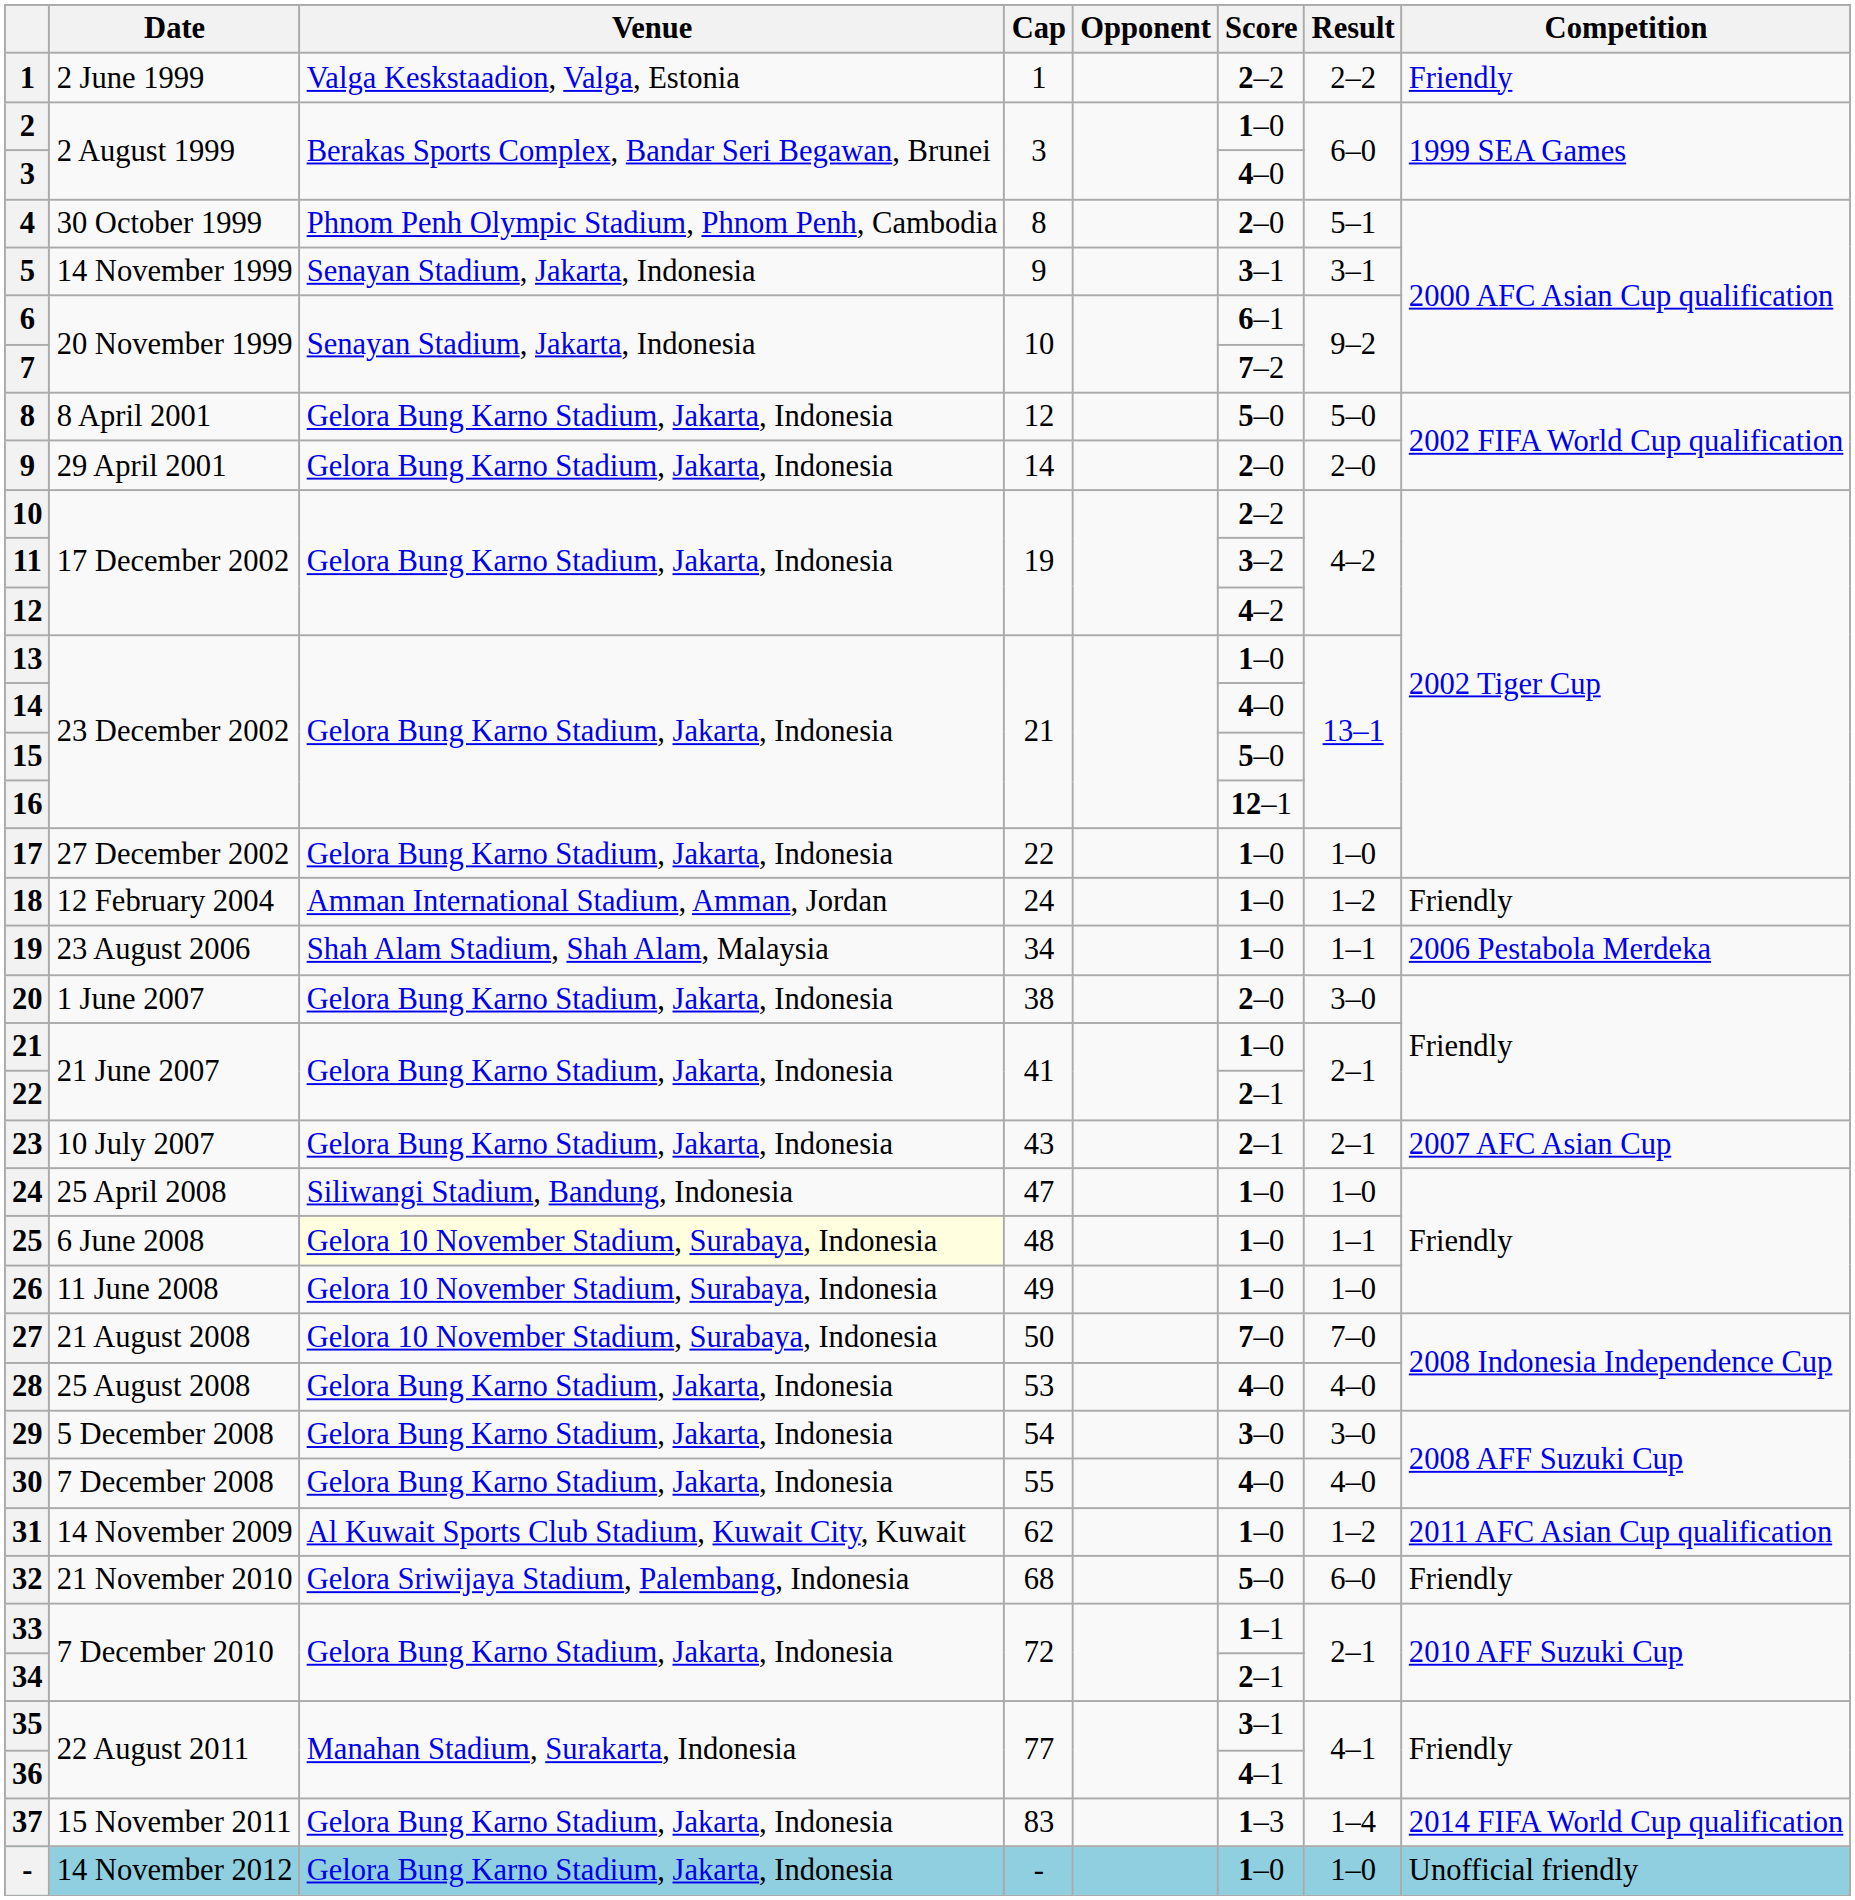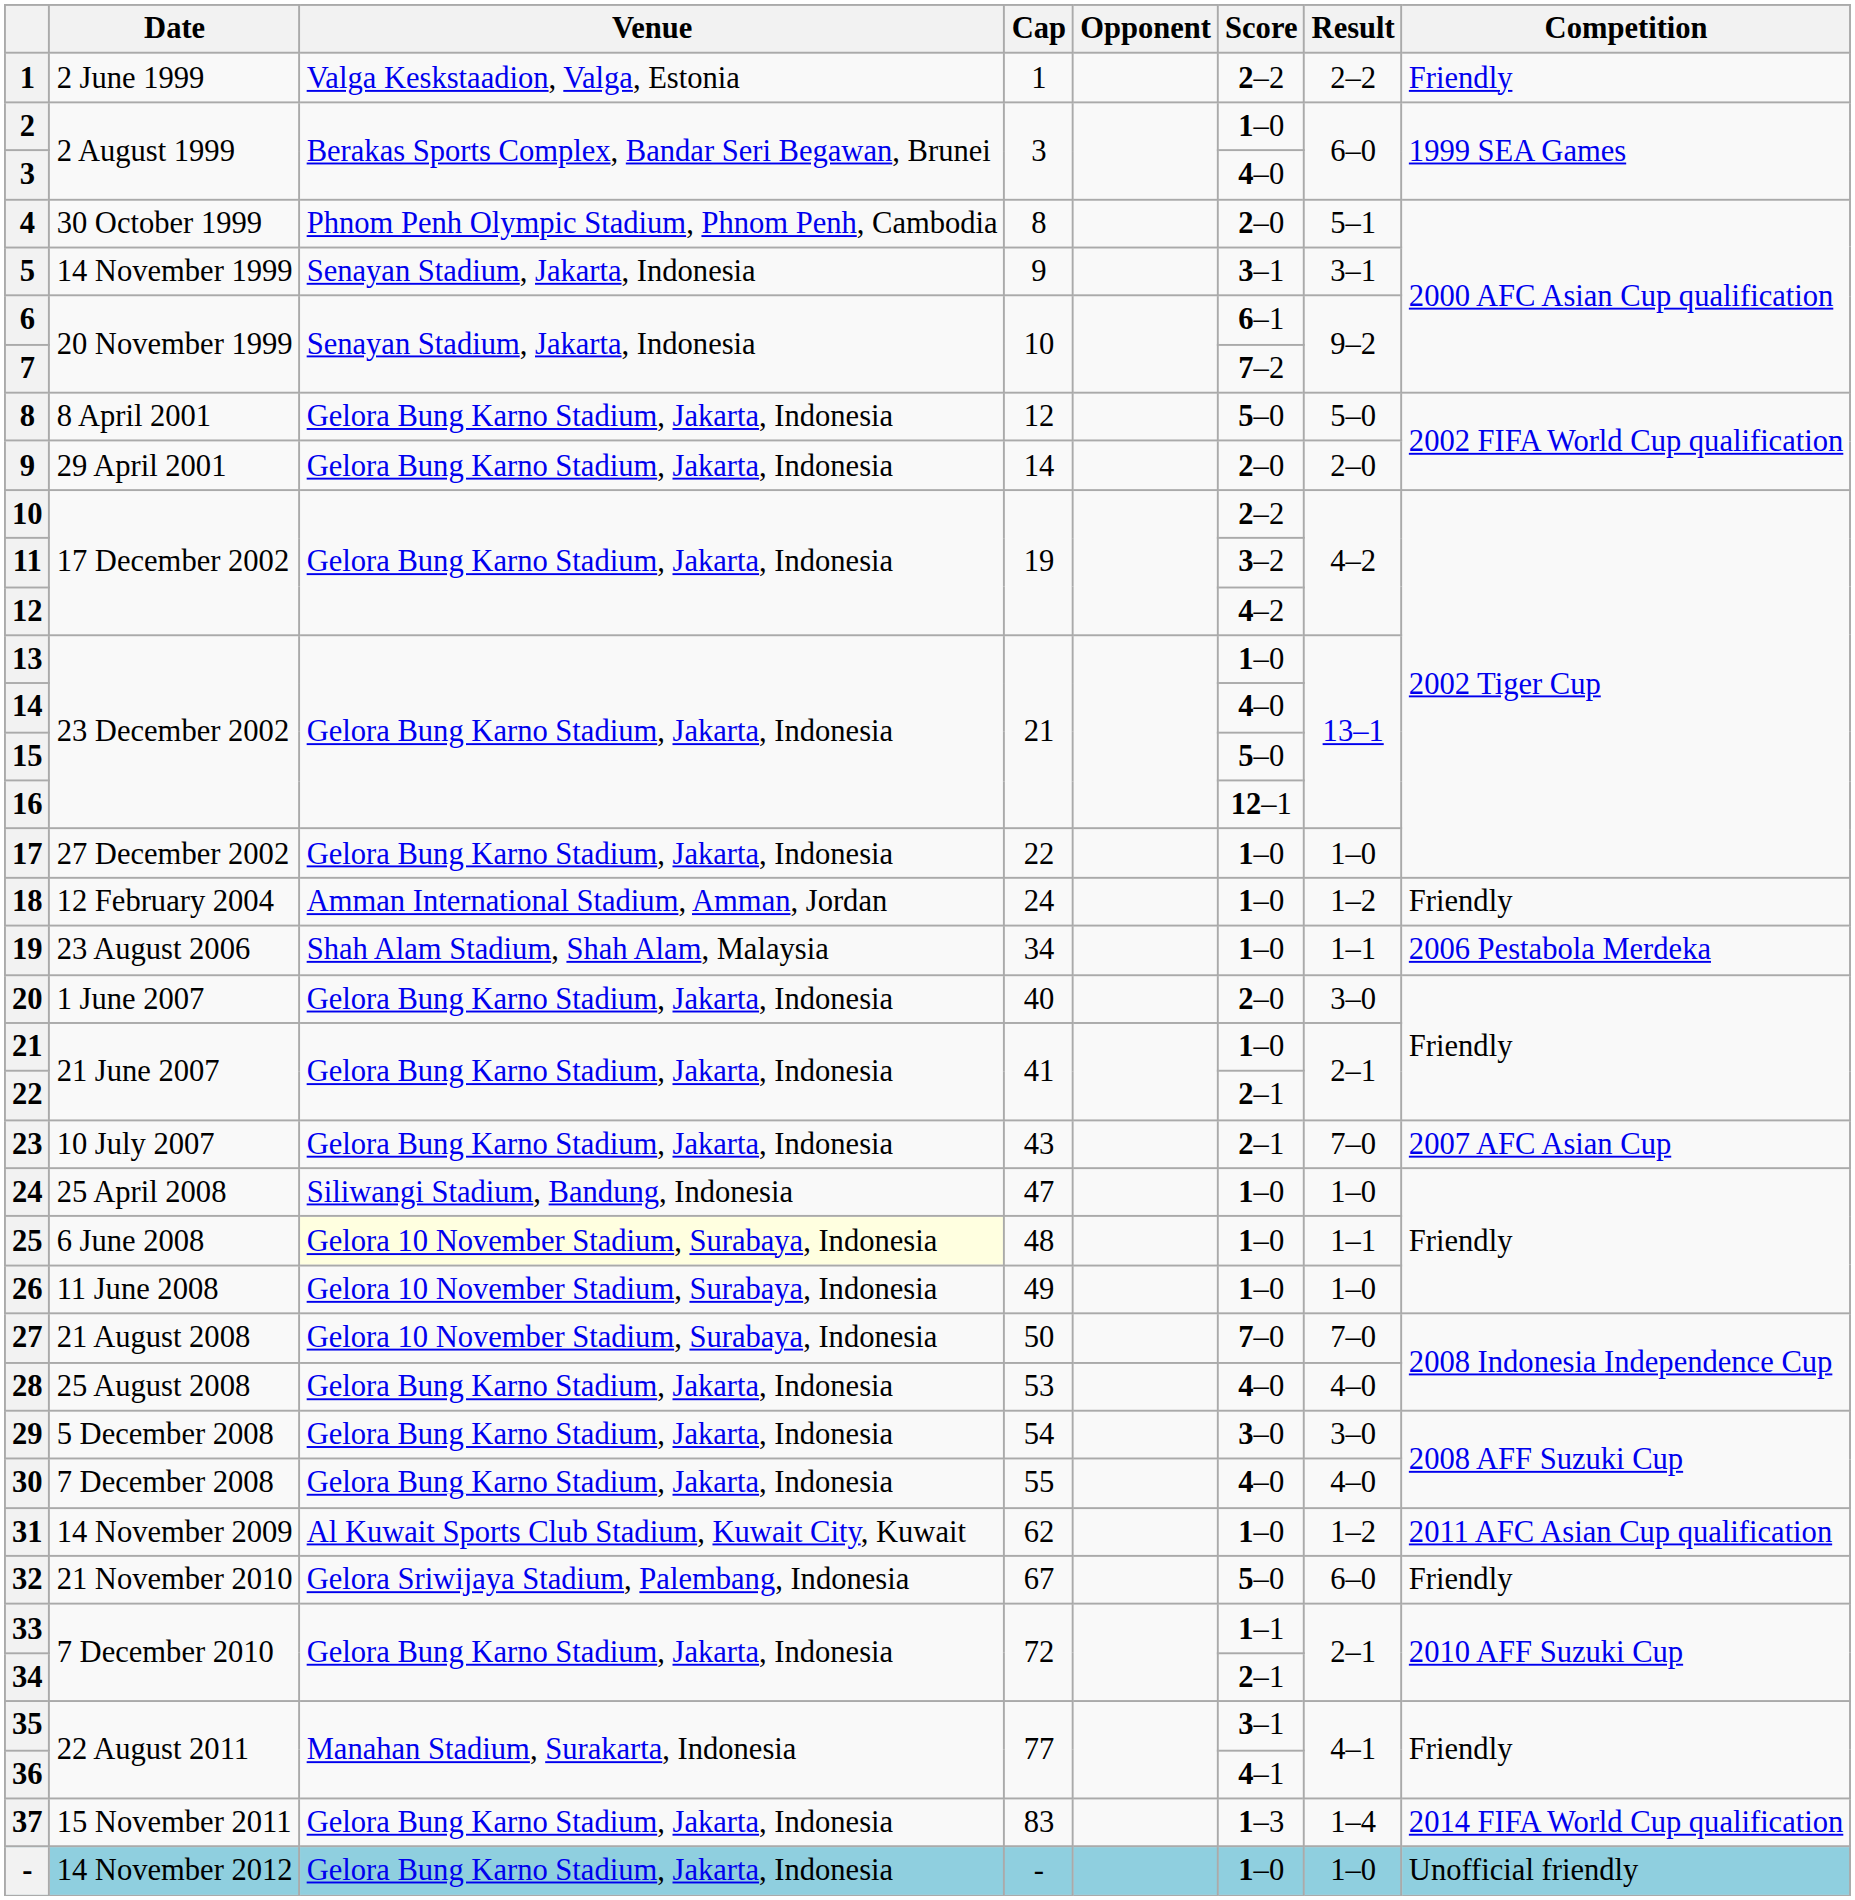(1039, 998) 38 -> (1039, 998) 40
(1353, 1143) 2–1 -> (1353, 1143) 7–0
(1039, 1579) 68 -> (1039, 1579) 67
